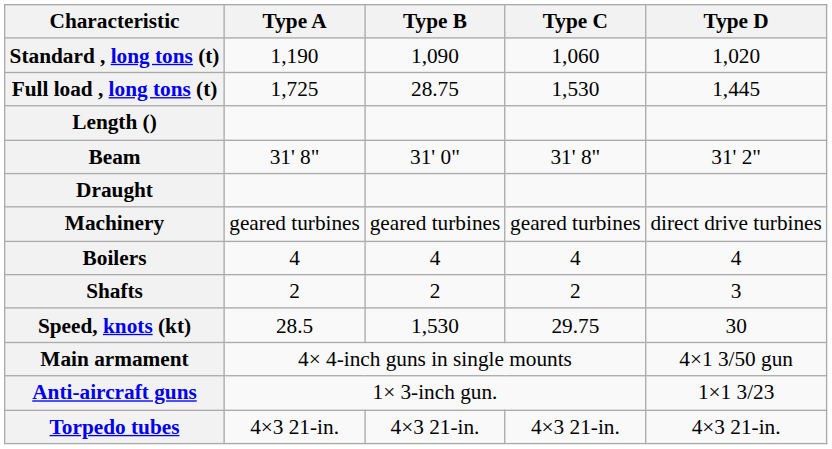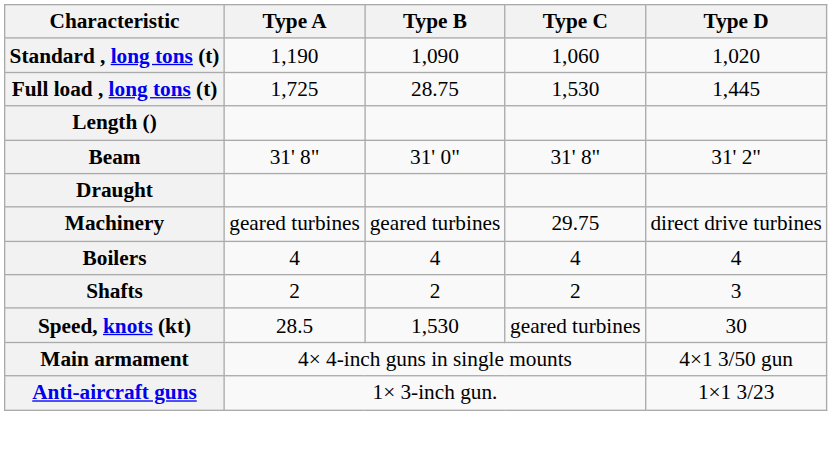(575, 223) geared turbines -> (575, 223) 29.75
(575, 325) 29.75 -> (575, 325) geared turbines
- row: (115, 426)
